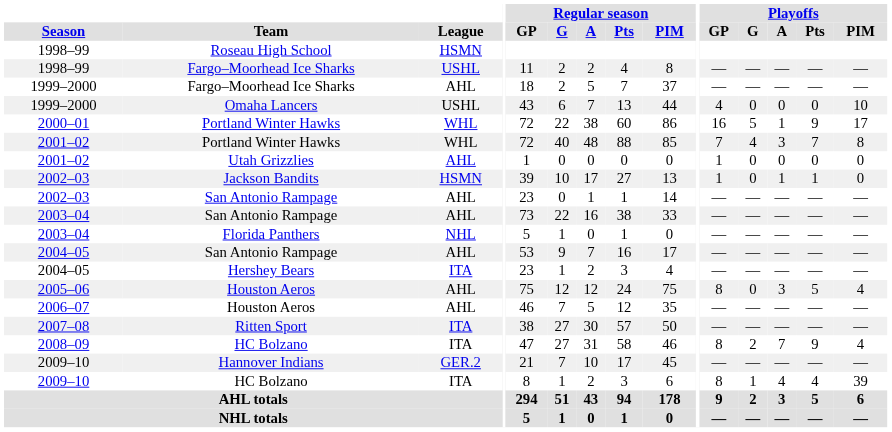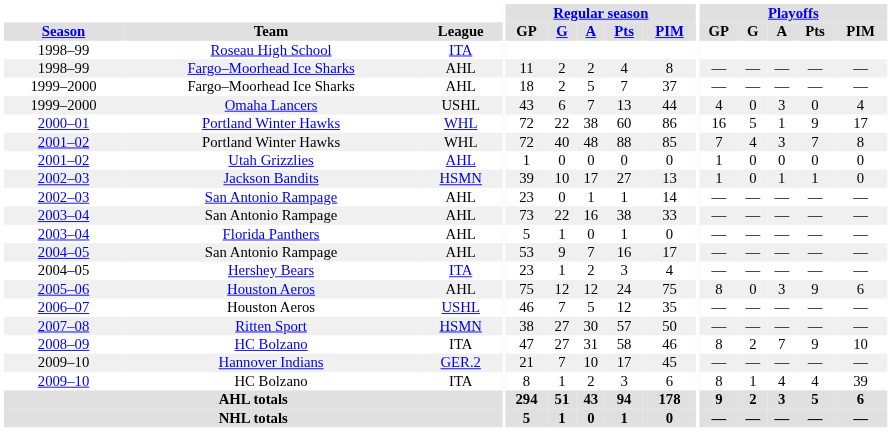(461, 50) HSMN -> (461, 50) ITA
(461, 68) USHL -> (461, 68) AHL
(782, 105) 0 -> (782, 105) 3
(860, 105) 10 -> (860, 105) 4
(461, 234) NHL -> (461, 234) AHL
(815, 289) 5 -> (815, 289) 9
(860, 289) 4 -> (860, 289) 6
(461, 307) AHL -> (461, 307) USHL
(461, 326) ITA -> (461, 326) HSMN
(860, 344) 4 -> (860, 344) 10
